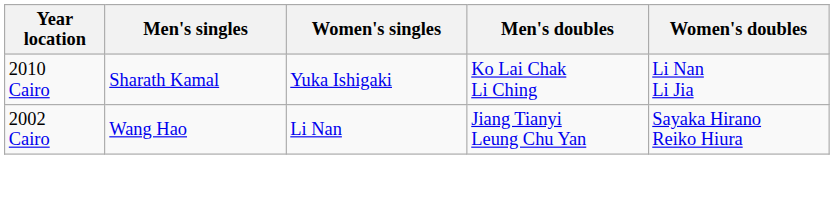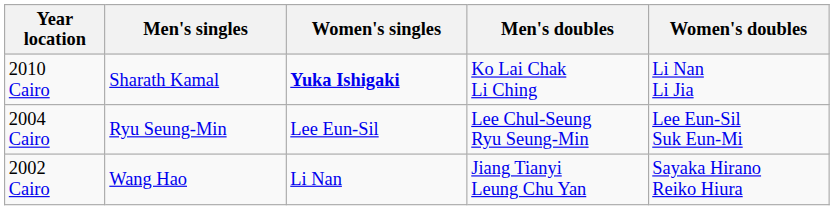(341, 79) normal -> (345, 79) bold
+ row: (29, 129)
